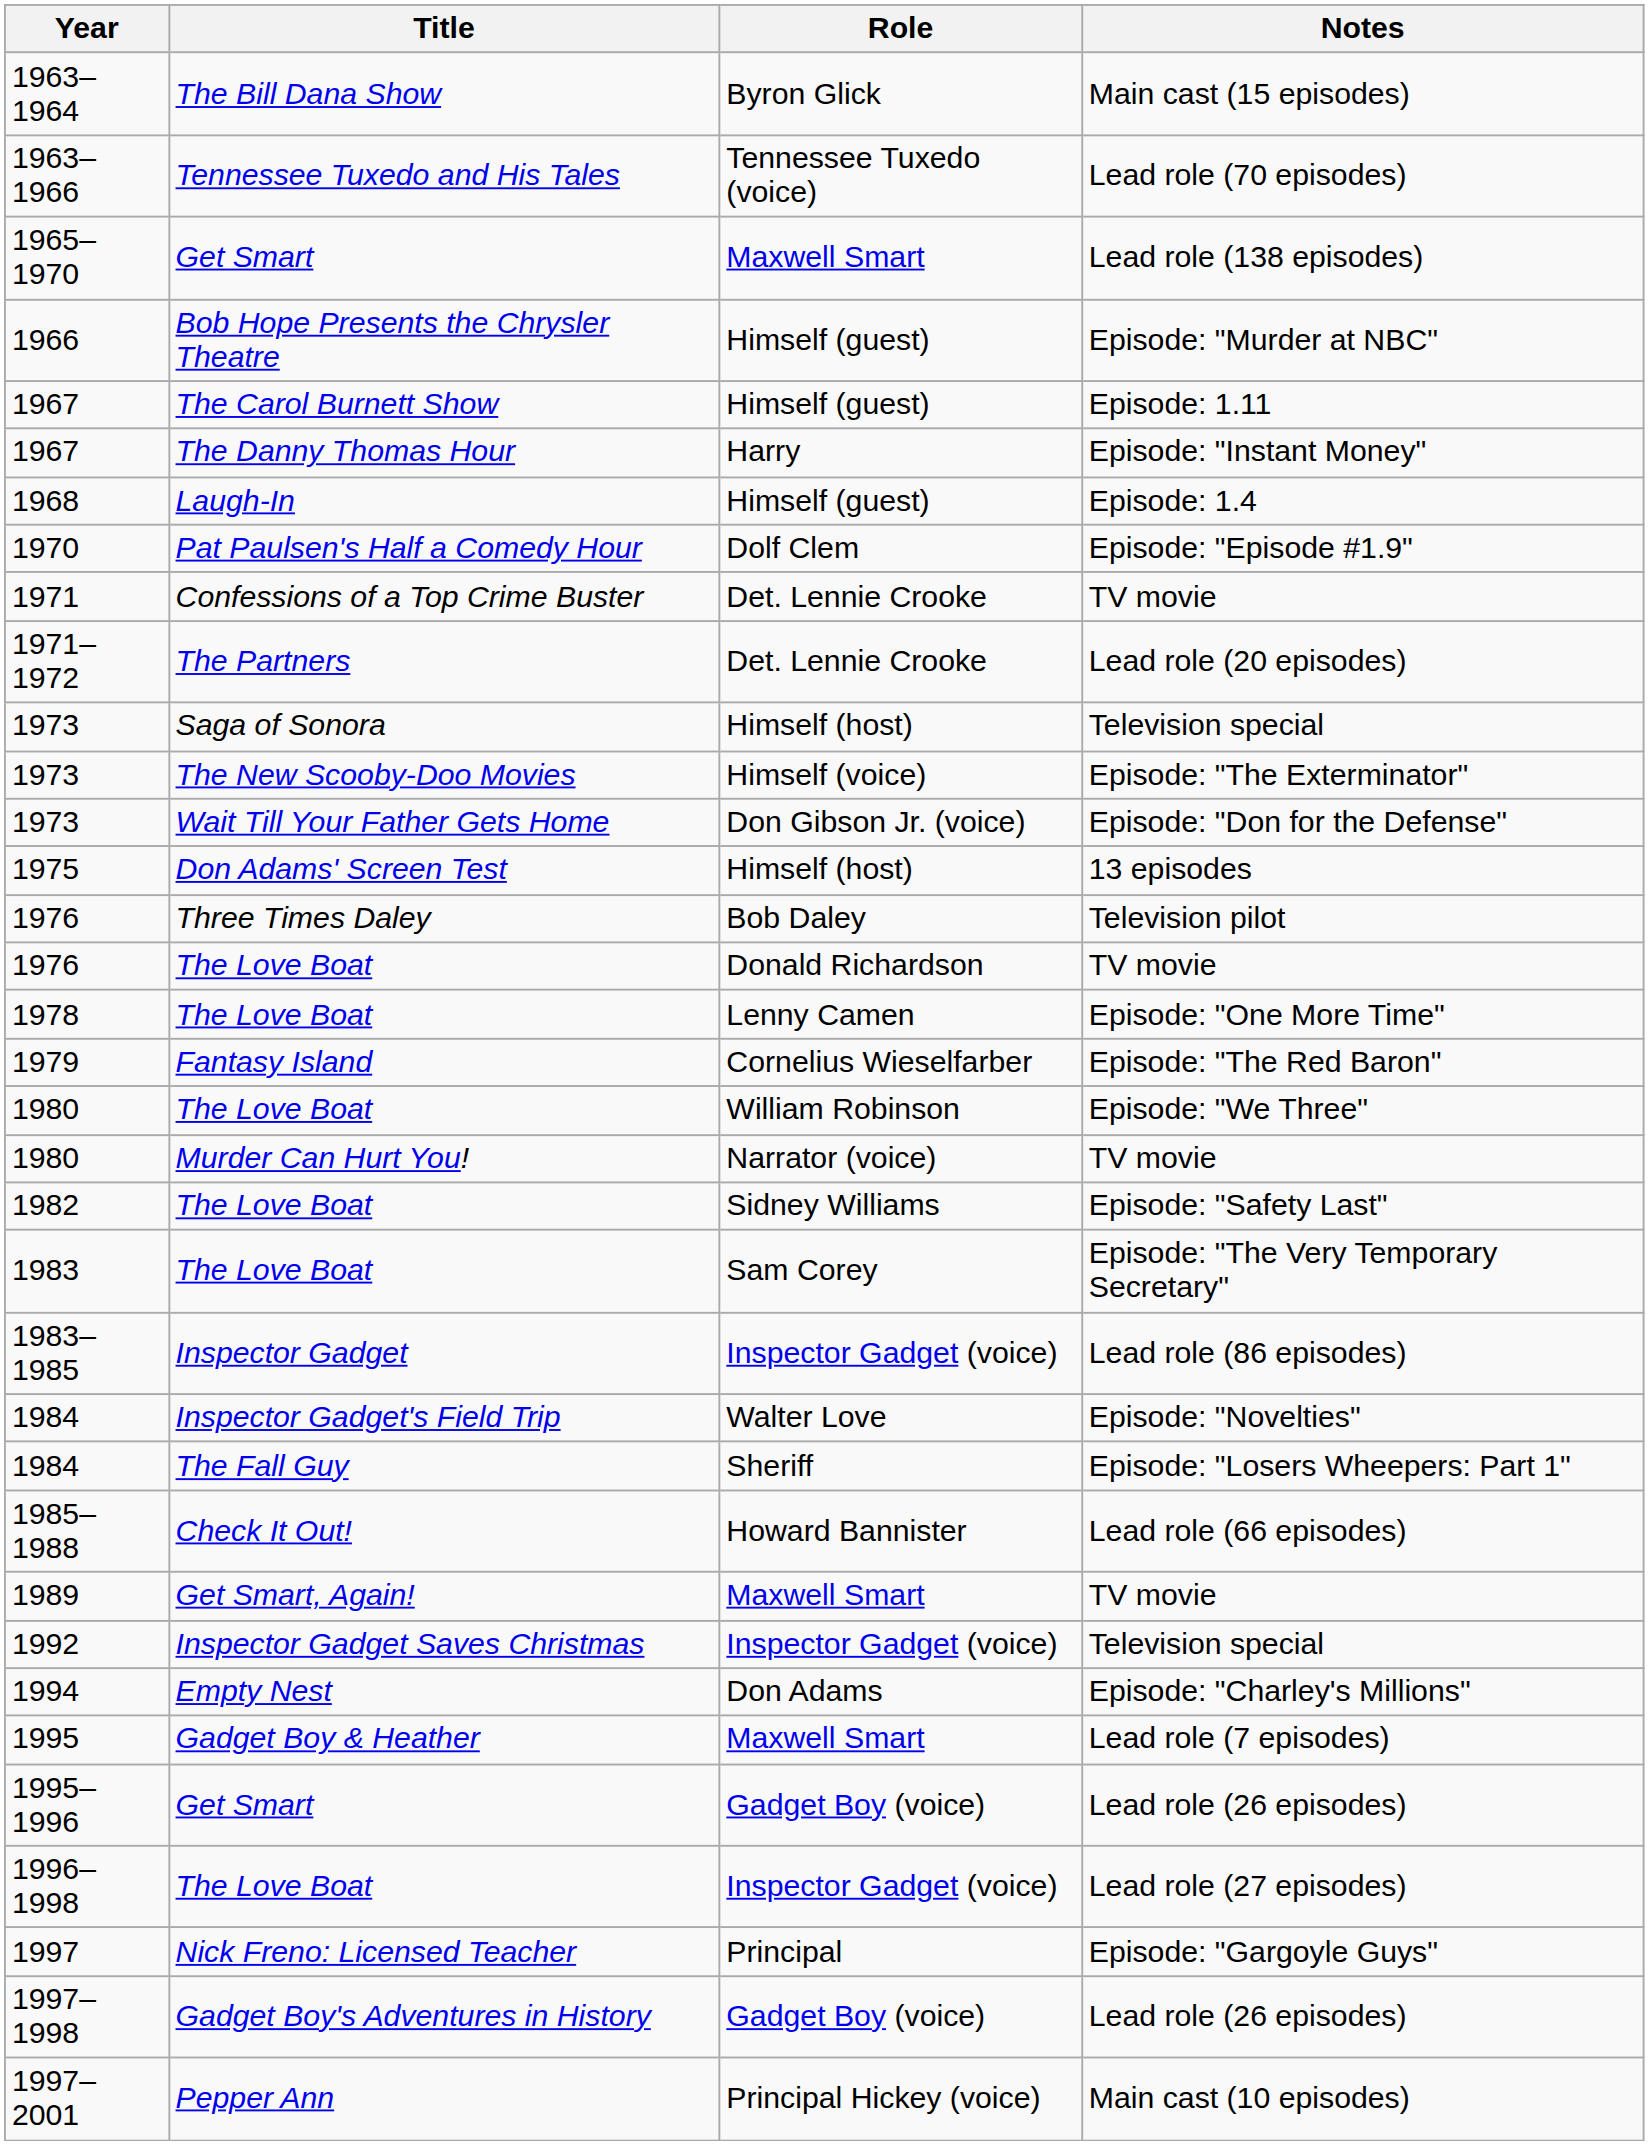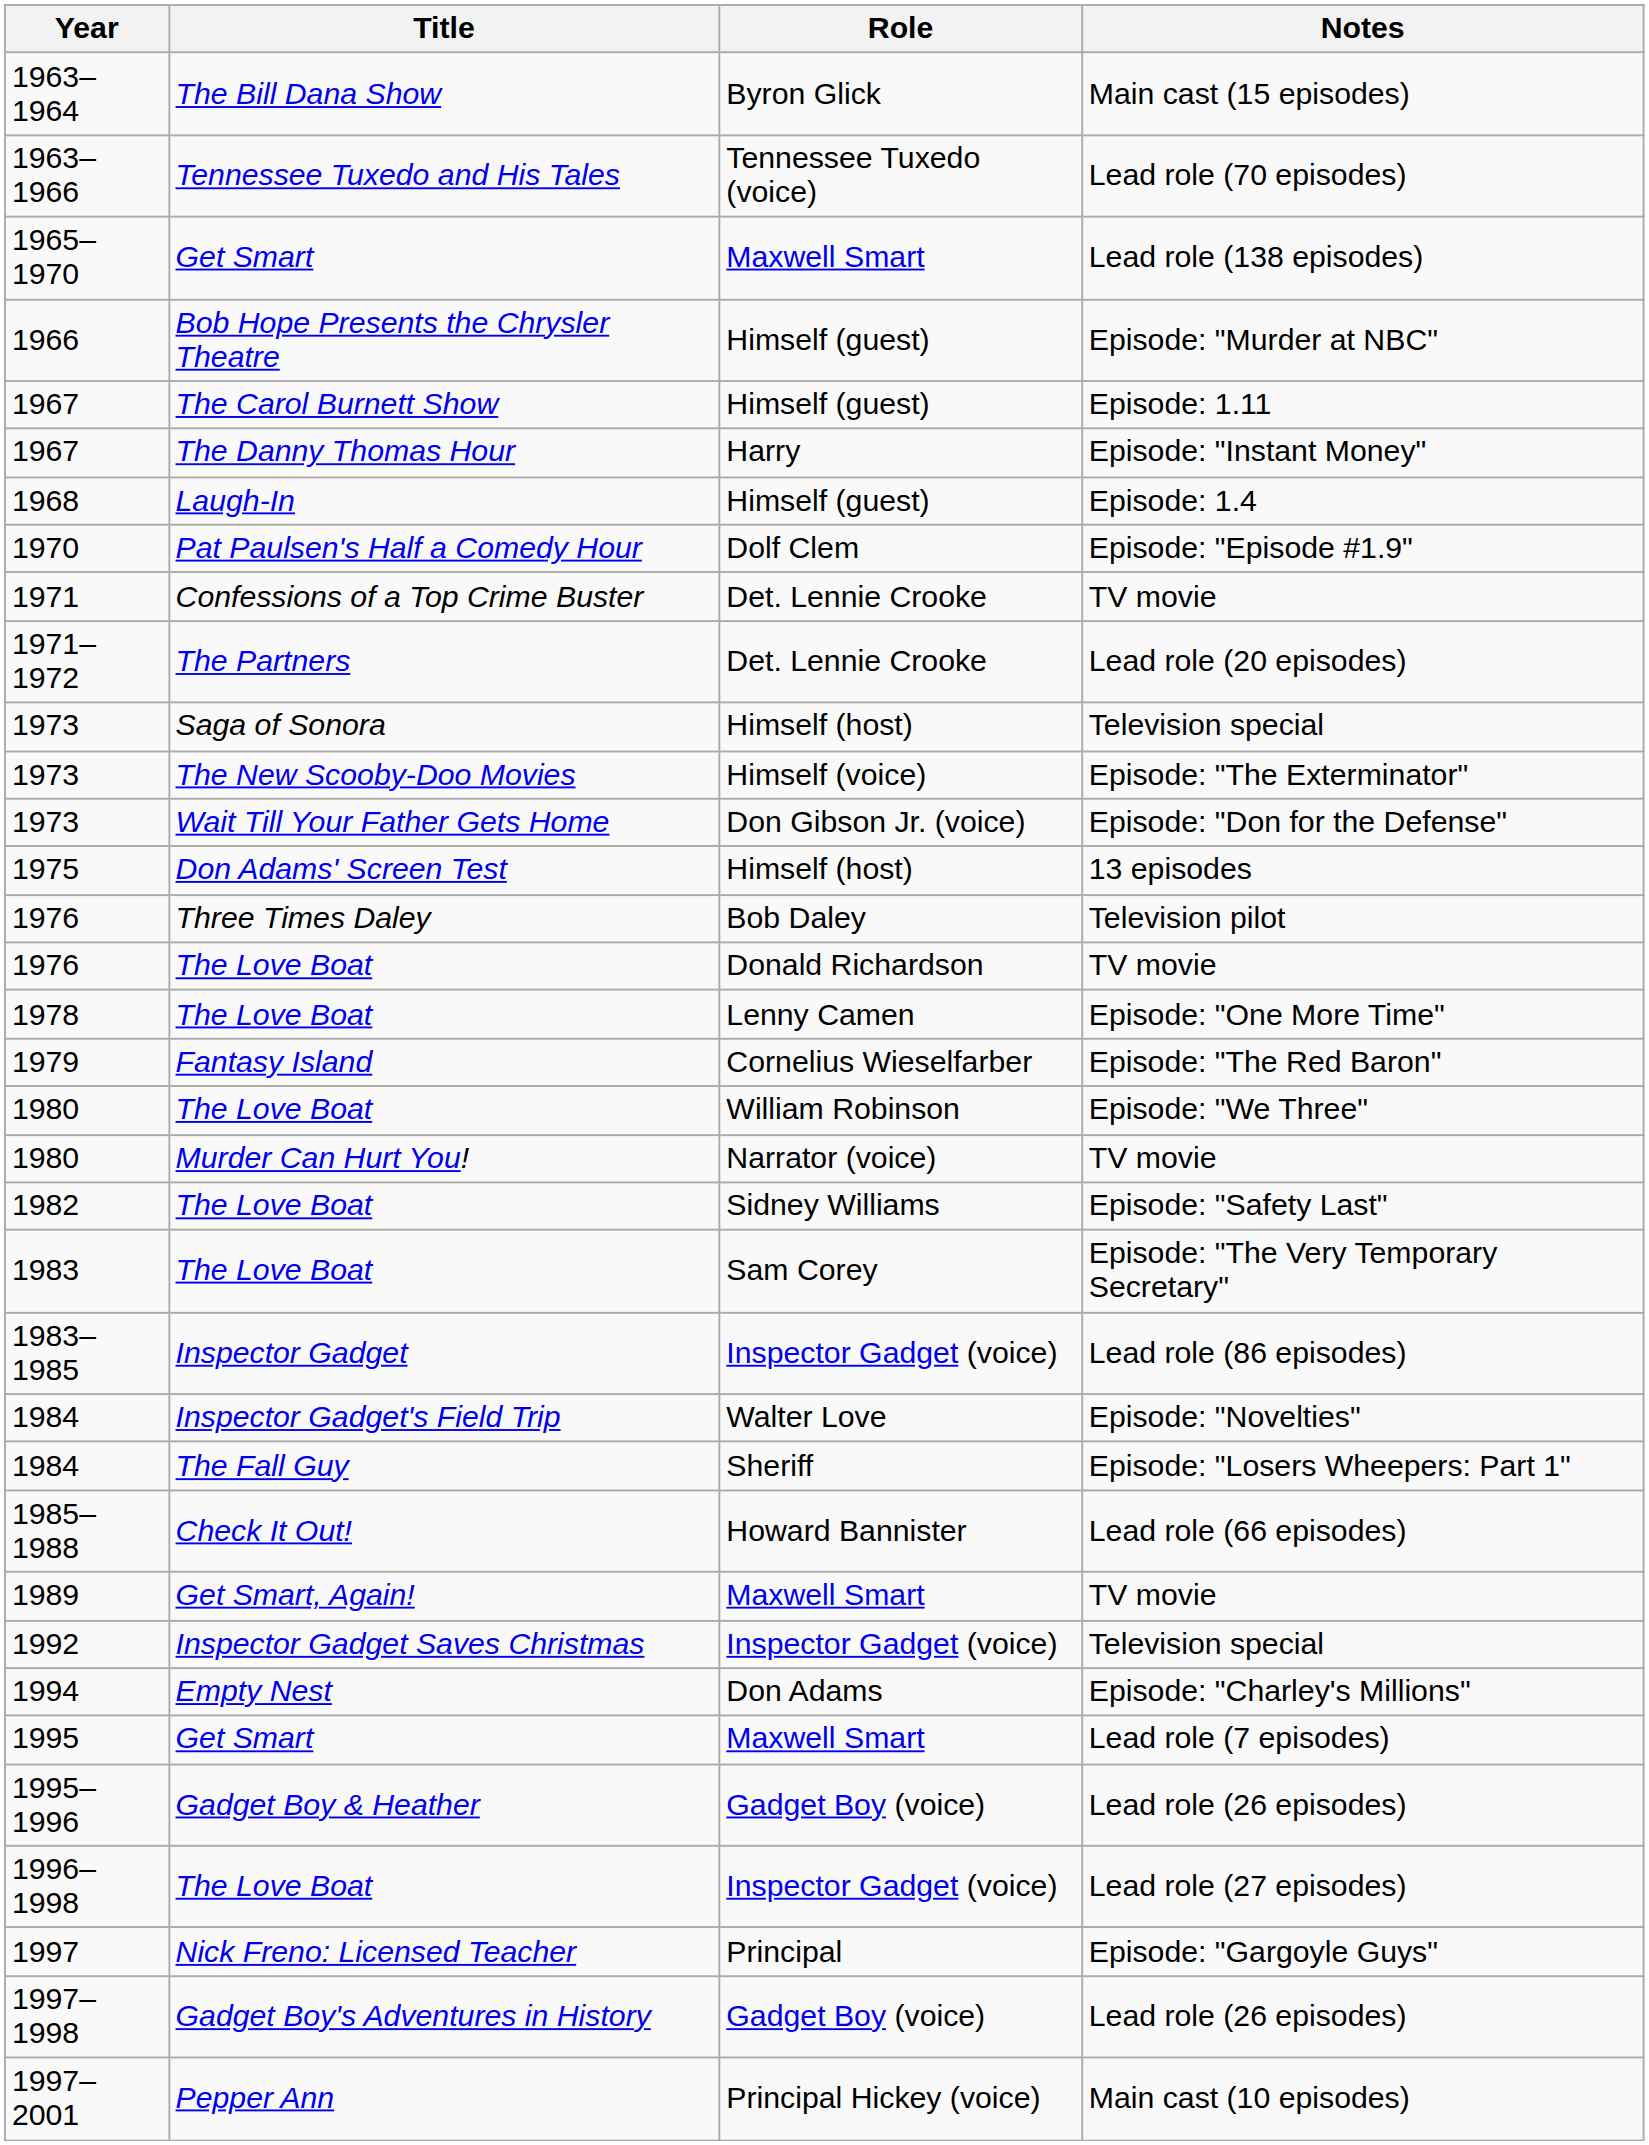(328, 1739) Gadget Boy & Heather -> (244, 1739) Get Smart
(244, 1804) Get Smart -> (328, 1804) Gadget Boy & Heather
